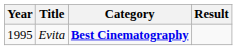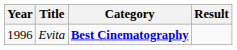(20, 34) 1995 -> (20, 34) 1996
